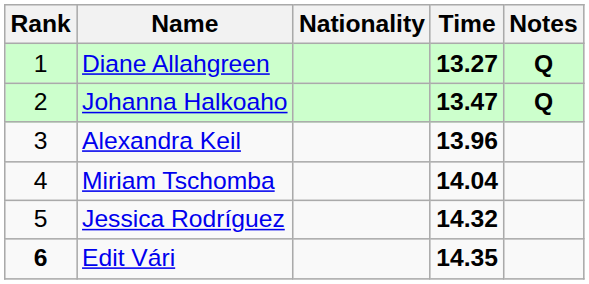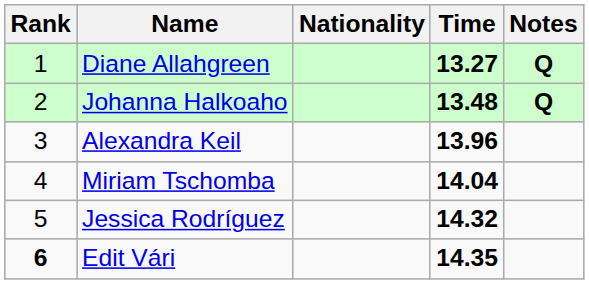(467, 102) 13.47 -> (467, 102) 13.48
